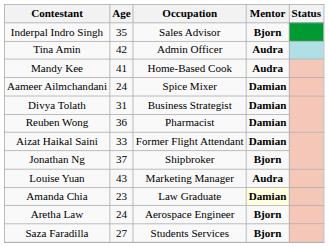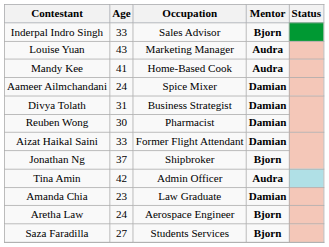(121, 32) 35 -> (121, 32) 33
rows swapped: (57, 50) <-> (57, 178)
(121, 123) 36 -> (121, 123) 30
(268, 196) lightyellow background -> (268, 196) no background
